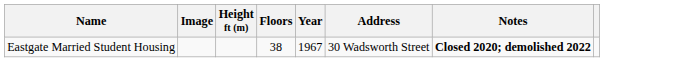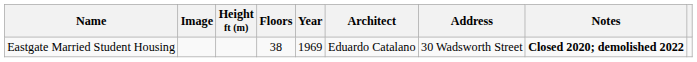+ column: (372, 20)
(310, 47) 1967 -> (310, 47) 1969
